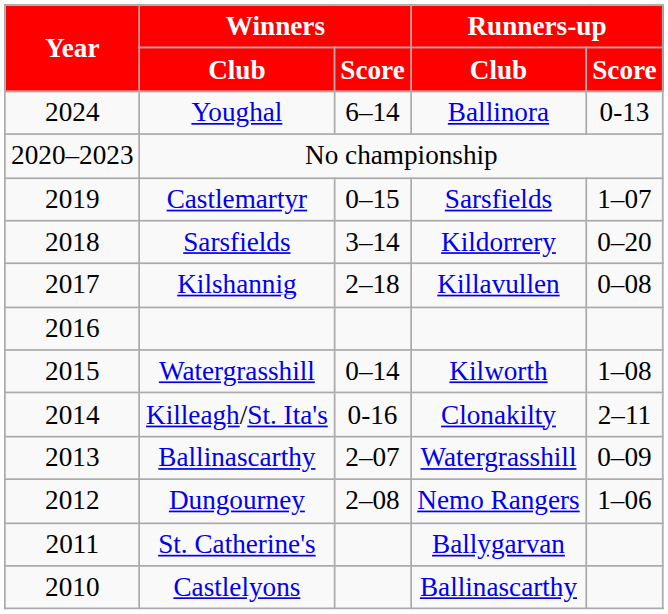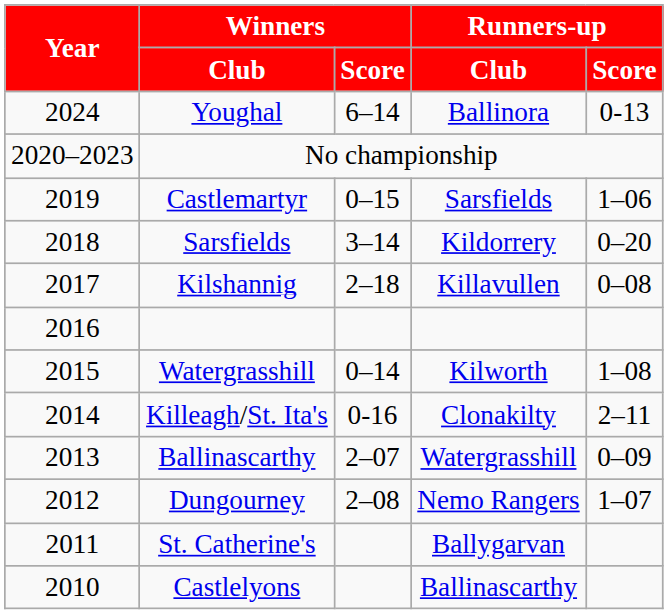(624, 198) 1–07 -> (624, 198) 1–06
(624, 500) 1–06 -> (624, 500) 1–07
